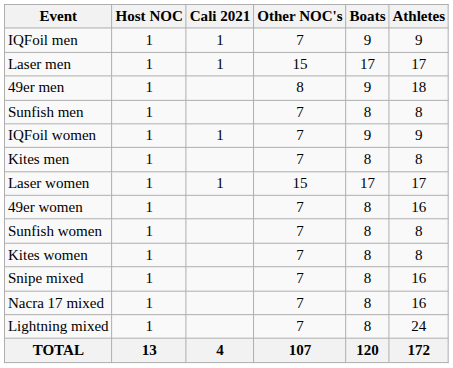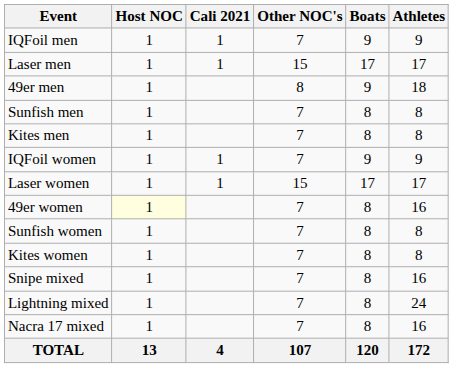rows swapped: (39, 159) <-> (52, 135)
(149, 207) no background -> (149, 207) lightyellow background
rows swapped: (58, 326) <-> (56, 302)
